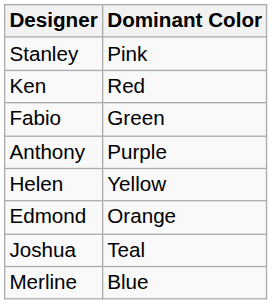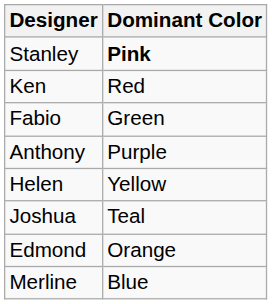(127, 53) normal -> (129, 53) bold
rows swapped: (48, 217) <-> (43, 250)
